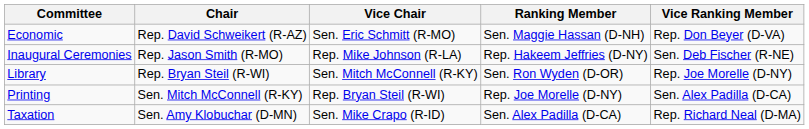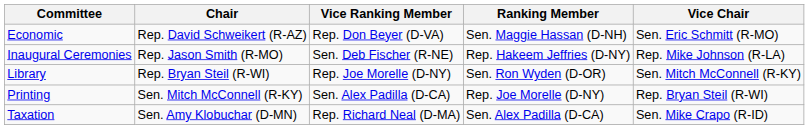columns swapped: (395, 14) <-> (727, 14)
